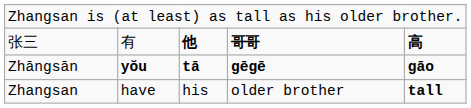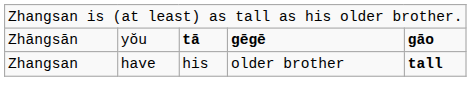- row: (23, 42)
(134, 67) bold -> (134, 40) normal
